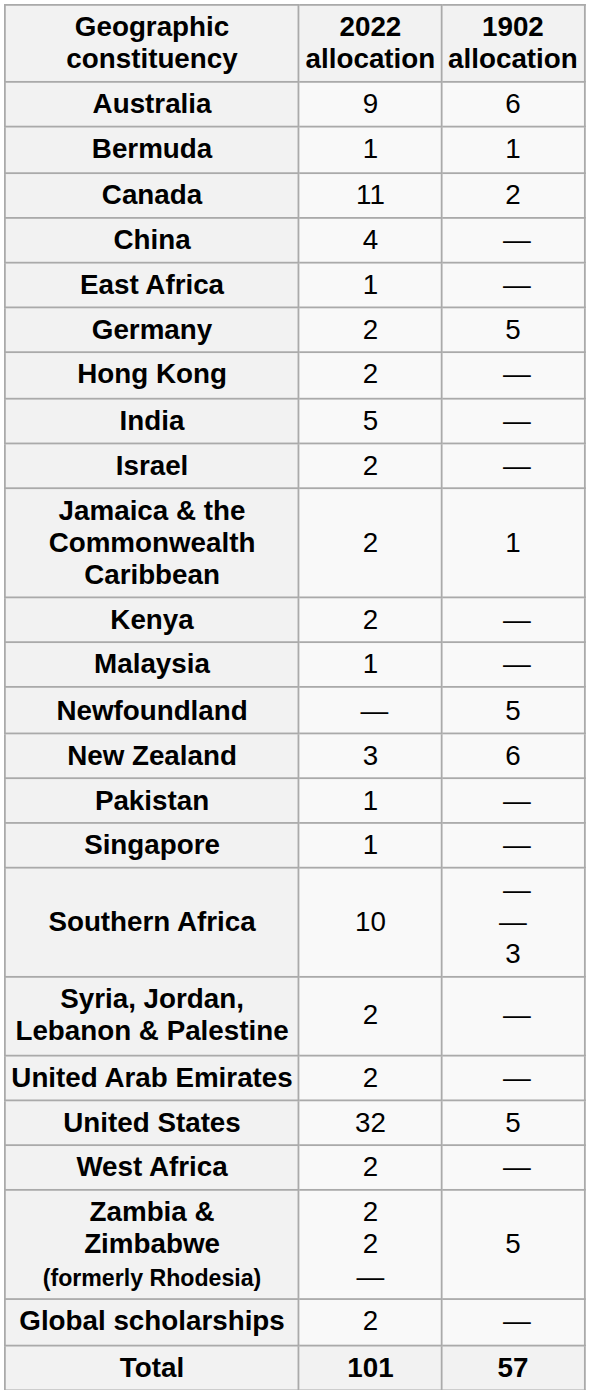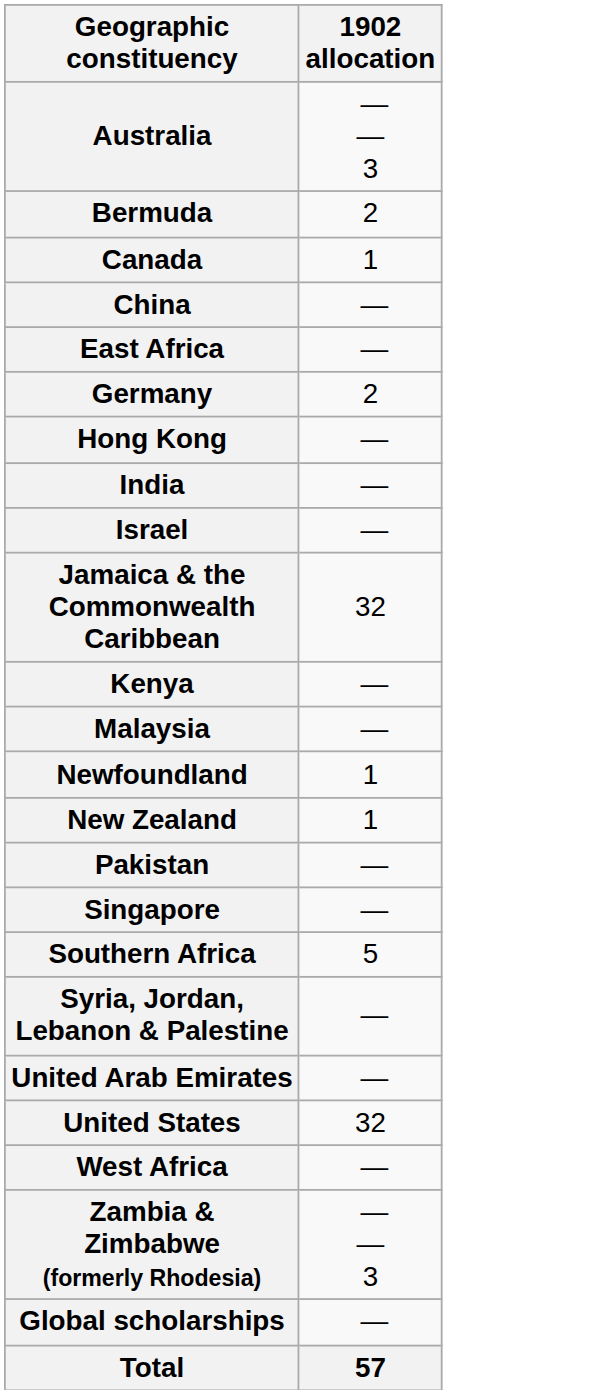- column: (370, 42)
(513, 103) 6 -> (370, 136) — — 3
(513, 148) 1 -> (370, 213) 2
(513, 194) 2 -> (370, 258) 1
(513, 329) 5 -> (370, 393) 2
(513, 541) 1 -> (370, 606) 32
(513, 709) 5 -> (370, 773) 1
(513, 754) 6 -> (370, 818) 1
(513, 921) — — 3 -> (370, 954) 5
(513, 1121) 5 -> (370, 1121) 32
(513, 1243) 5 -> (370, 1243) — — 3
